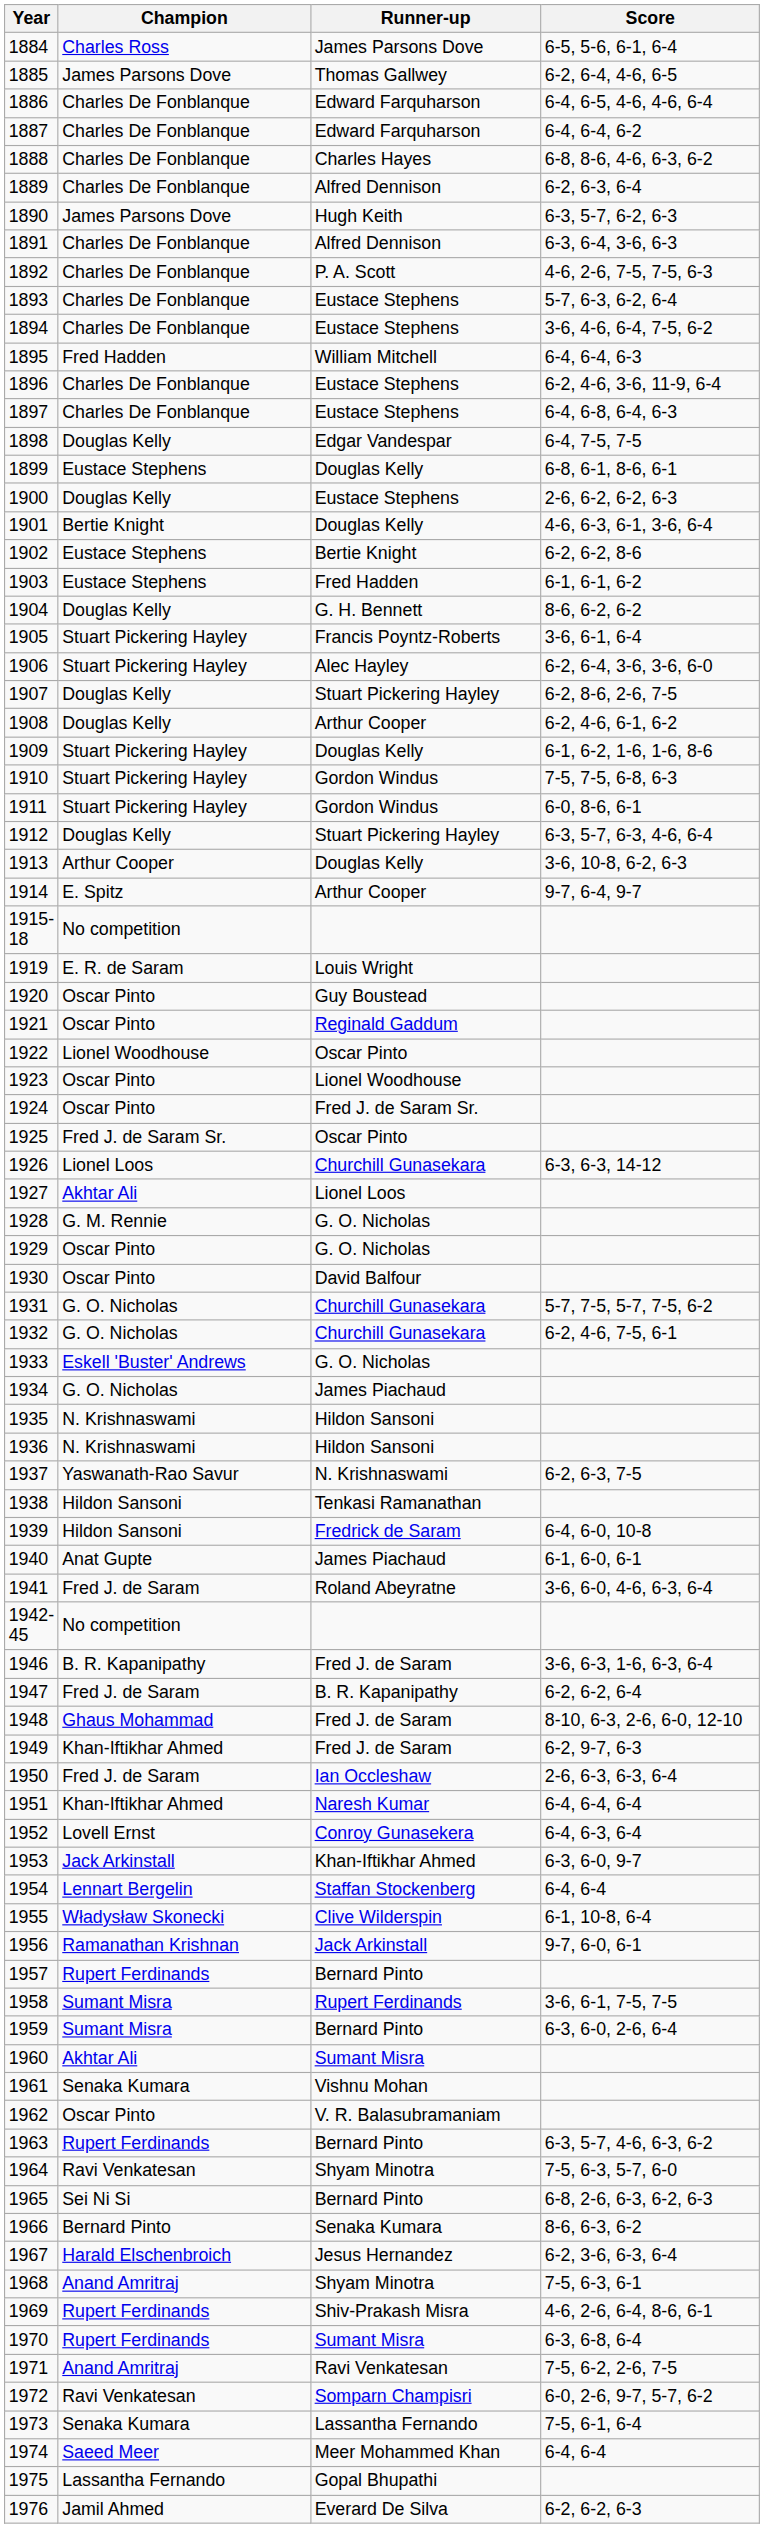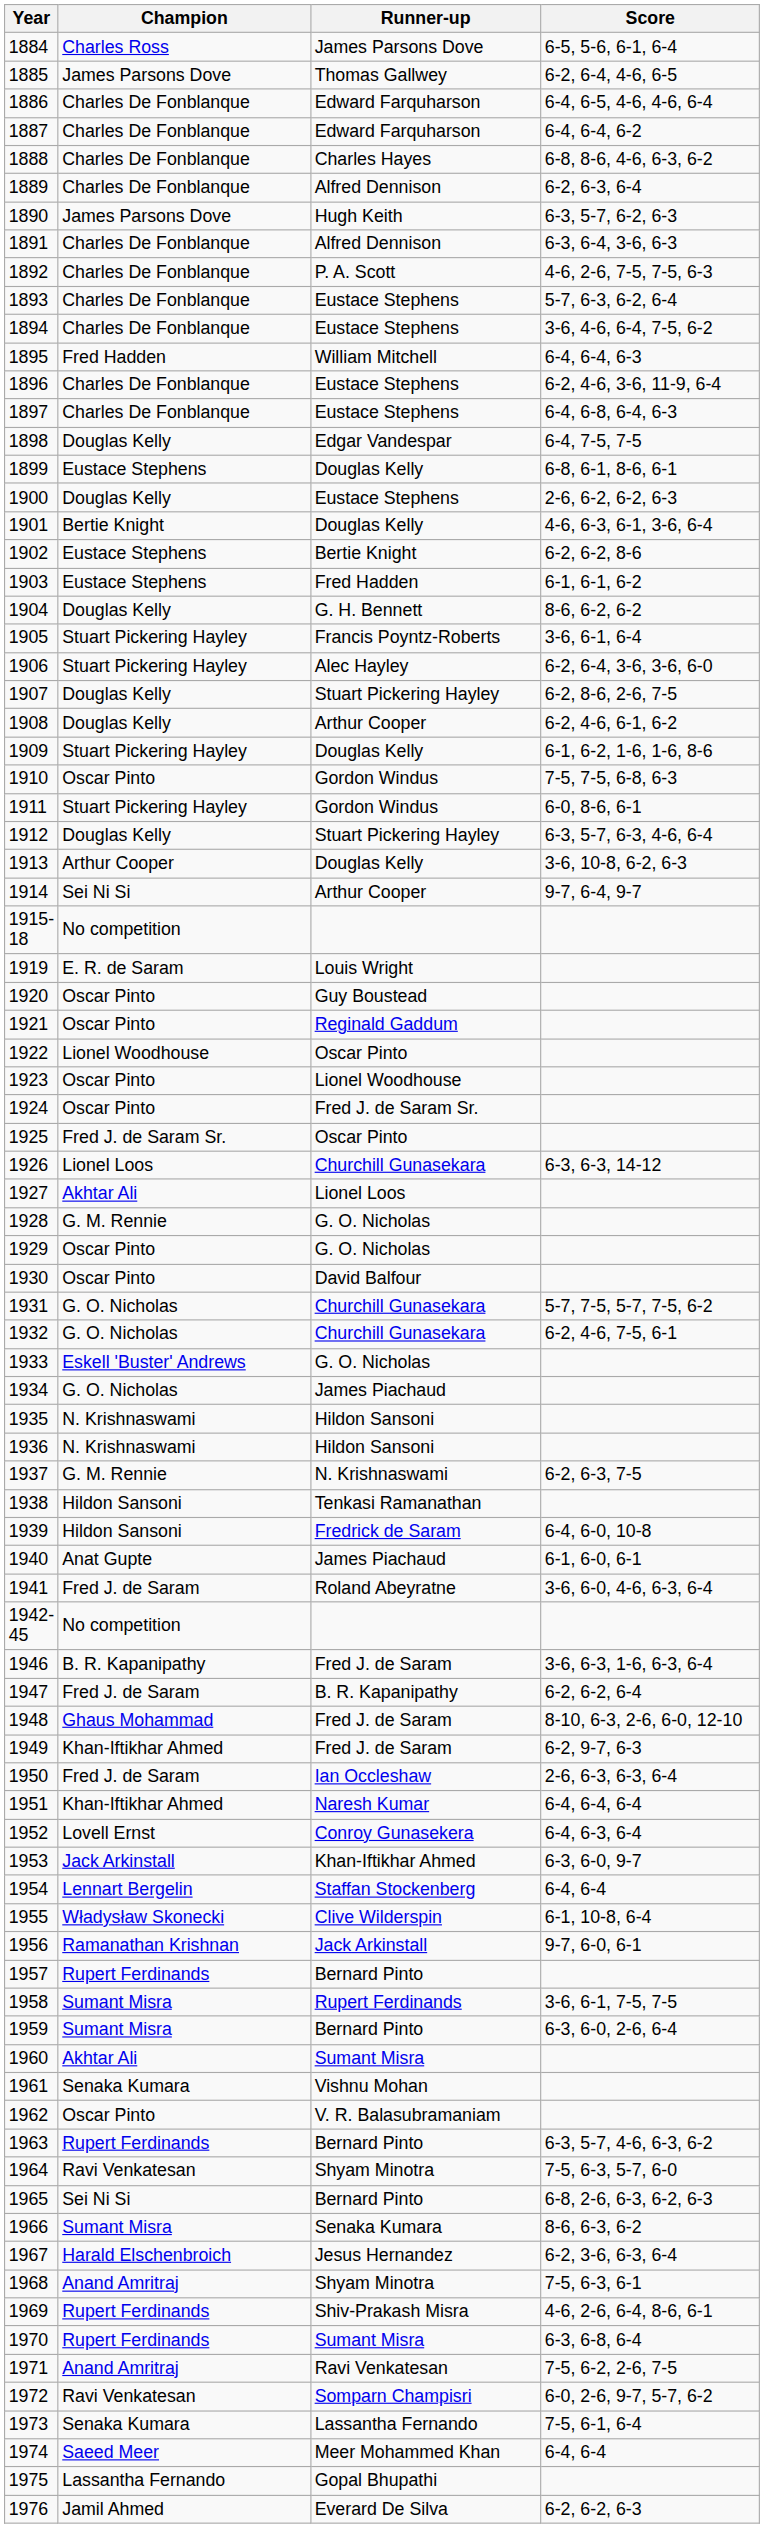(155, 779) Stuart Pickering Hayley -> (109, 779) Oscar Pinto
(93, 891) E. Spitz -> (96, 891) Sei Ni Si
(150, 1475) Yaswanath-Rao Savur -> (115, 1475) G. M. Rennie
(117, 2227) Bernard Pinto -> (117, 2227) Sumant Misra
